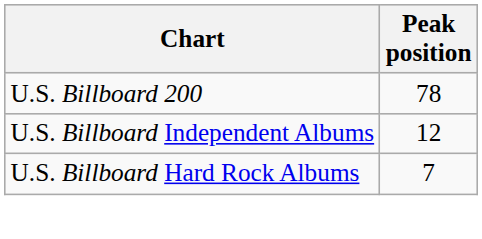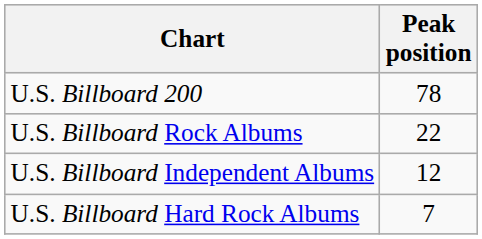+ row: (157, 133)
